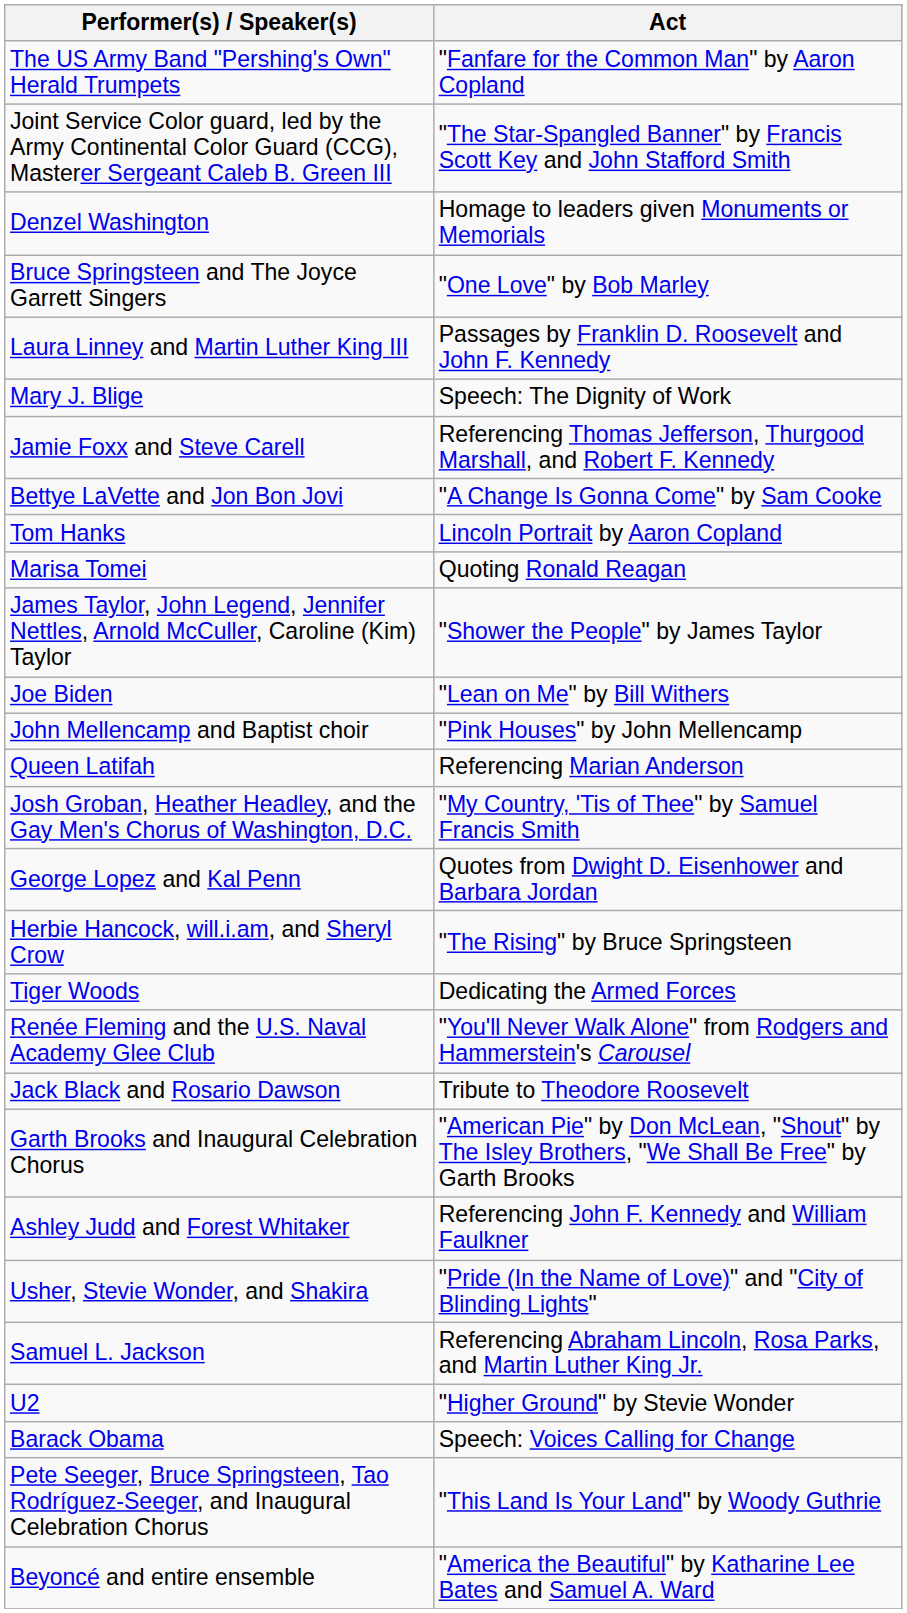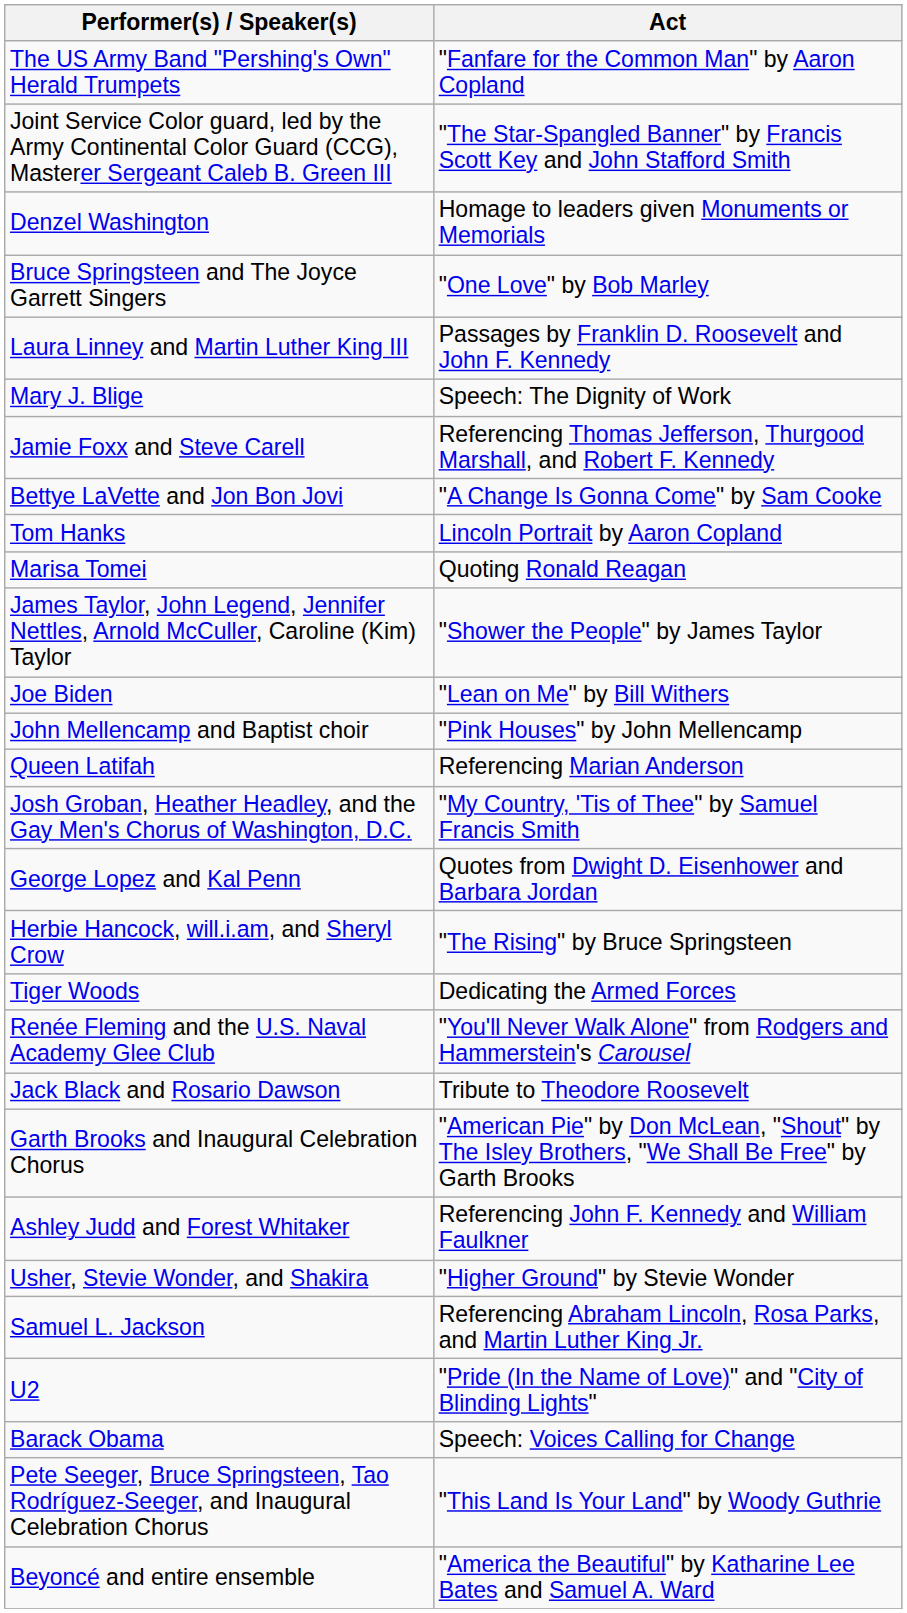(651, 1290) "Pride (In the Name of Love)" and "City of Blinding Lights" -> (616, 1277) "Higher Ground" by Stevie Wonder
(616, 1402) "Higher Ground" by Stevie Wonder -> (651, 1389) "Pride (In the Name of Love)" and "City of Blinding Lights"
